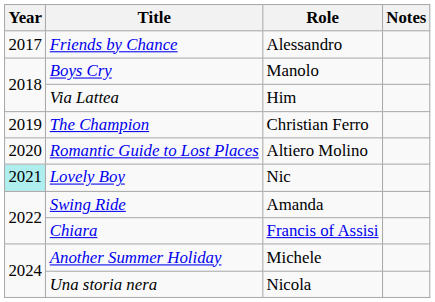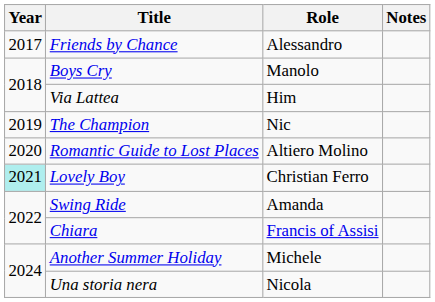(318, 124) Christian Ferro -> (279, 124) Nic
(279, 177) Nic -> (318, 177) Christian Ferro
